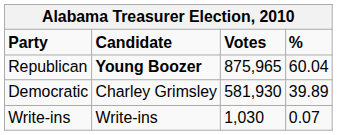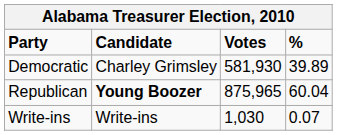rows swapped: (48, 67) <-> (48, 92)
